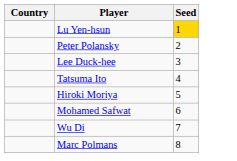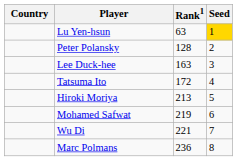+ column: (190, 14)
